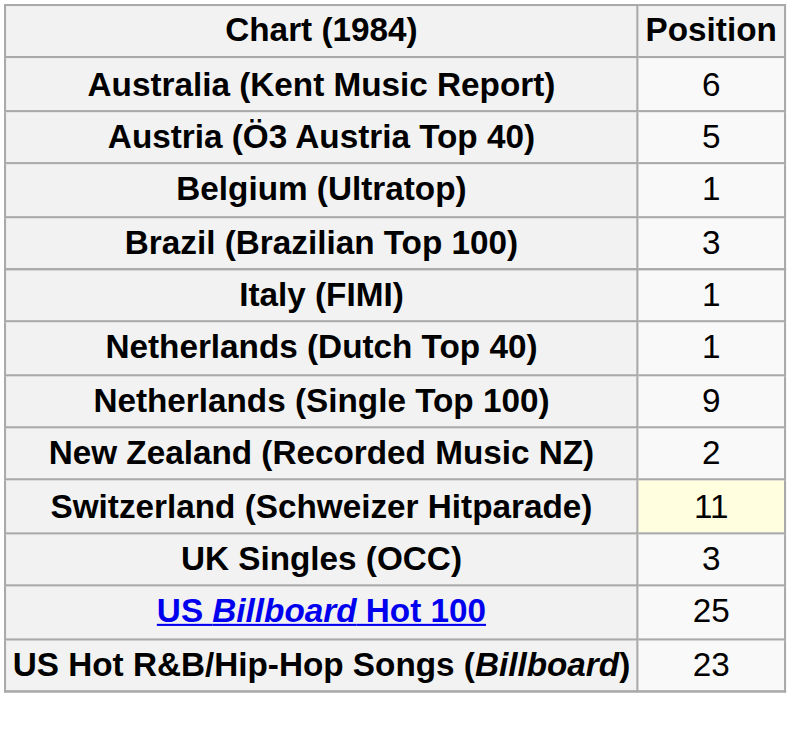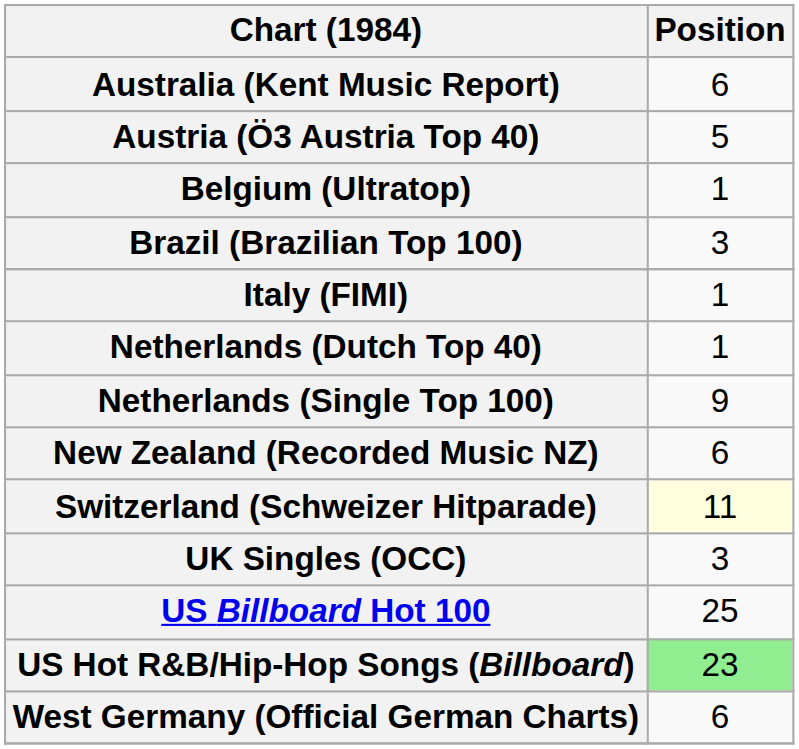(711, 453) 2 -> (720, 453) 6
(711, 664) no background -> (720, 664) lightgreen background
+ row: (326, 717)
